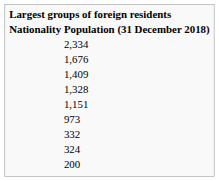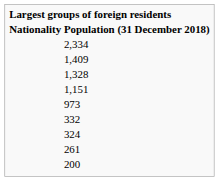- row: (76, 60)
+ row: (72, 149)
